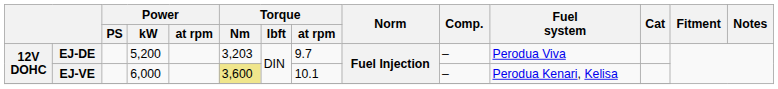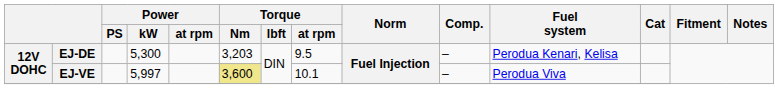(146, 54) 5,200 -> (146, 54) 5,300
(303, 54) 9.7 -> (303, 54) 9.5
(529, 54) Perodua Viva -> (555, 54) Perodua Kenari, Kelisa
(146, 73) 6,000 -> (146, 73) 5,997
(555, 73) Perodua Kenari, Kelisa -> (529, 73) Perodua Viva
